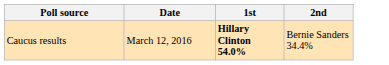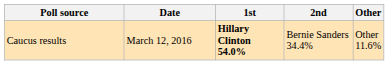+ column: (368, 12)
